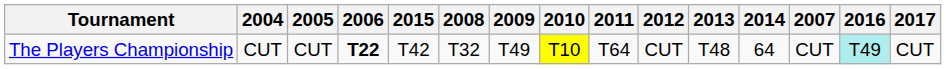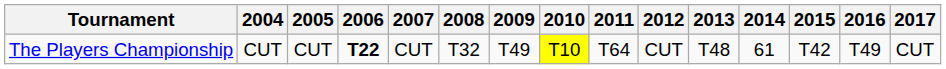columns swapped: (815, 20) <-> (413, 20)
(764, 49) 64 -> (764, 49) 61
(865, 49) paleturquoise background -> (865, 49) no background
